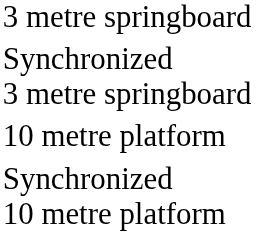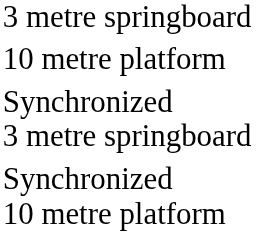rows swapped: (114, 136) <-> (127, 76)
